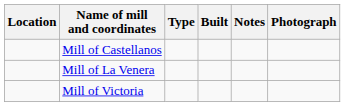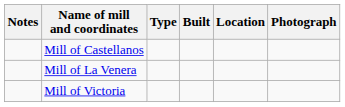columns swapped: (32, 22) <-> (250, 22)
